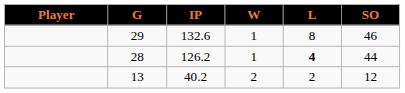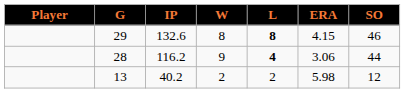+ column: (323, 14)
(254, 35) 1 -> (222, 35) 8
(312, 35) normal -> (273, 35) bold
(196, 56) 126.2 -> (171, 56) 116.2
(254, 56) 1 -> (222, 56) 9
